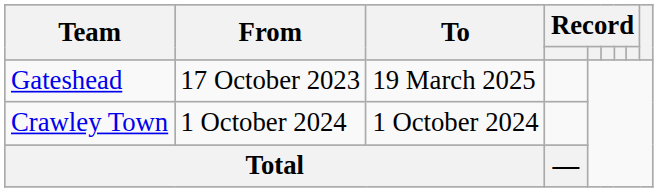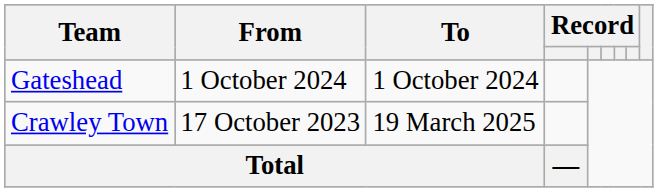(270, 80) 17 October 2023 -> (264, 80) 1 October 2024
(454, 80) 19 March 2025 -> (456, 80) 1 October 2024
(264, 122) 1 October 2024 -> (270, 122) 17 October 2023
(456, 122) 1 October 2024 -> (454, 122) 19 March 2025
